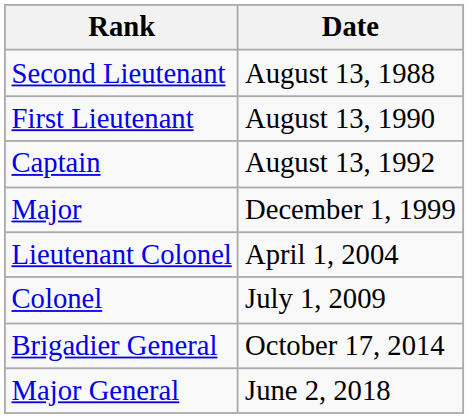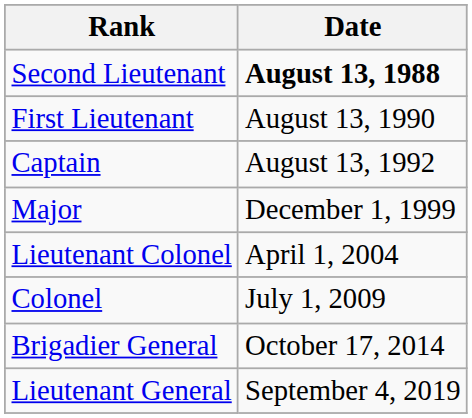(340, 72) normal -> (342, 72) bold
- row: (95, 390)
+ row: (122, 390)
